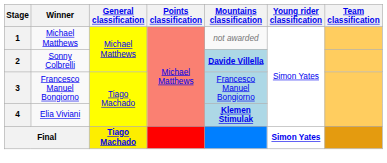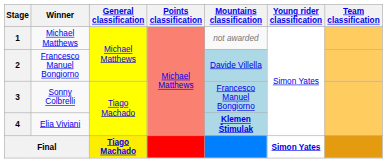(60, 61) Sonny Colbrelli -> (60, 66) Francesco Manuel Bongiorno
(236, 61) bold -> (236, 66) normal
(60, 88) Francesco Manuel Bongiorno -> (60, 97) Sonny Colbrelli
